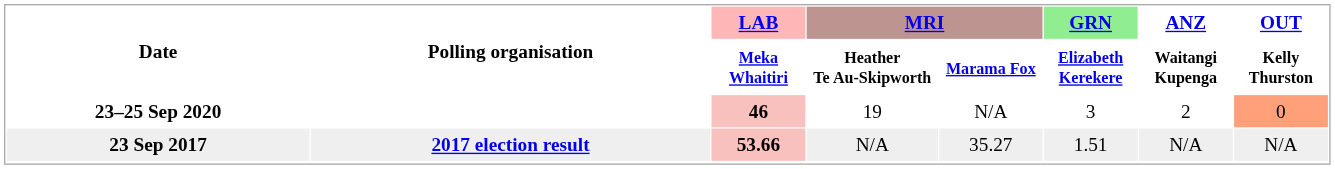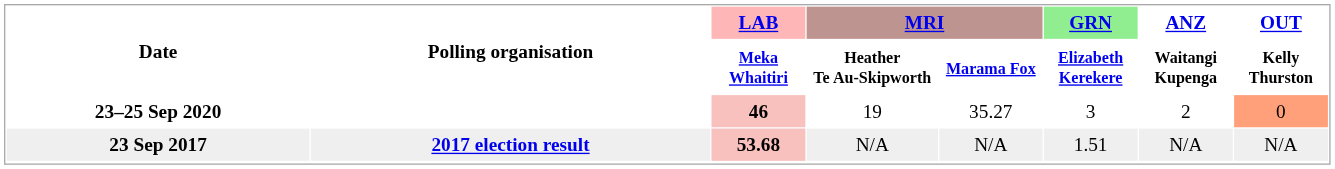(991, 111) N/A -> (991, 111) 35.27
(758, 145) 53.66 -> (758, 145) 53.68
(991, 145) 35.27 -> (991, 145) N/A
